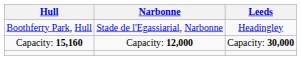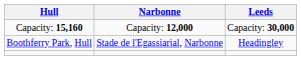rows swapped: (49, 27) <-> (49, 43)
